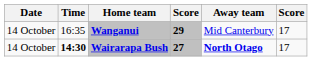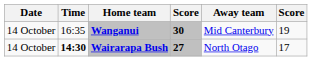(178, 30) 29 -> (178, 30) 30
(284, 30) 17 -> (284, 30) 19
(233, 47) bold -> (231, 47) normal
